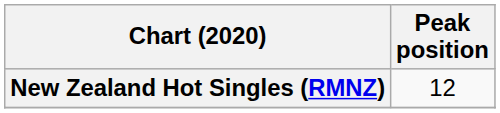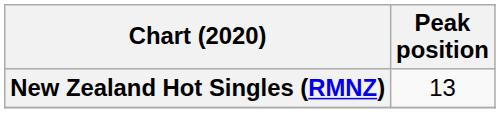(442, 88) 12 -> (442, 88) 13
